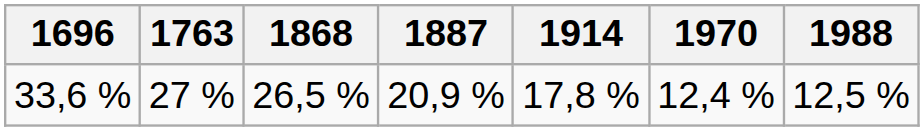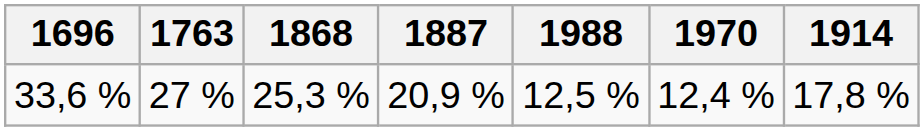columns swapped: (581, 34) <-> (851, 34)
(311, 94) 26,5 % -> (311, 94) 25,3 %
